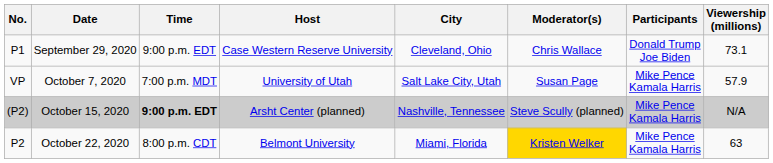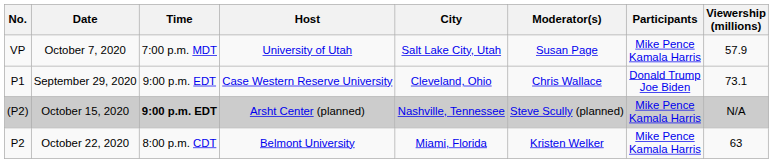rows swapped: (85, 50) <-> (85, 81)
(567, 143) gold background -> (567, 143) no background
